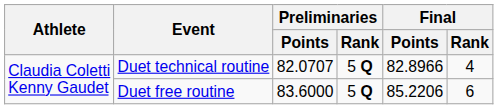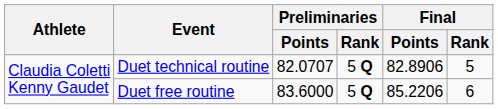(415, 67) 82.8966 -> (415, 67) 82.8906
(470, 67) 4 -> (470, 67) 5
